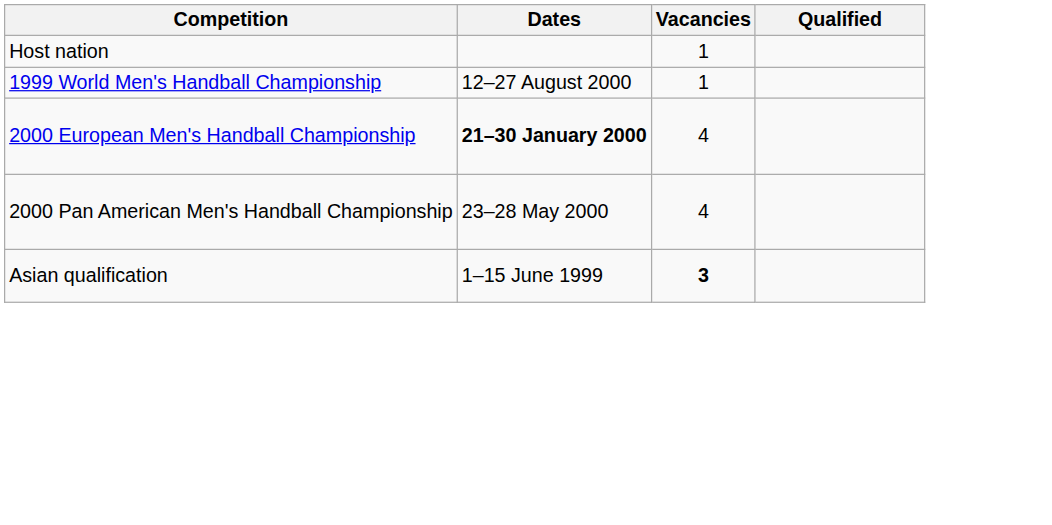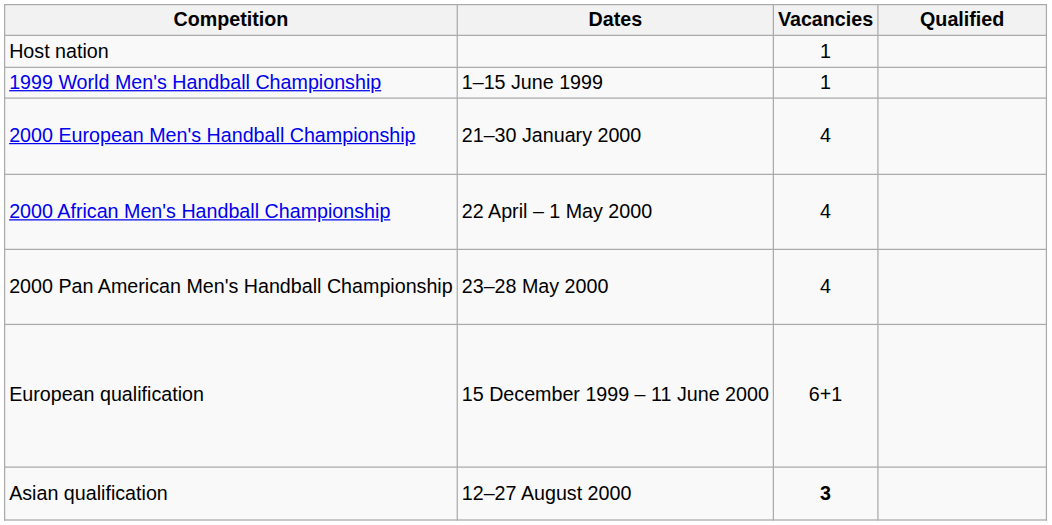(547, 82) 12–27 August 2000 -> (532, 82) 1–15 June 1999
(554, 135) bold -> (552, 135) normal
+ row: (200, 211)
+ row: (107, 395)
(532, 275) 1–15 June 1999 -> (547, 493) 12–27 August 2000
